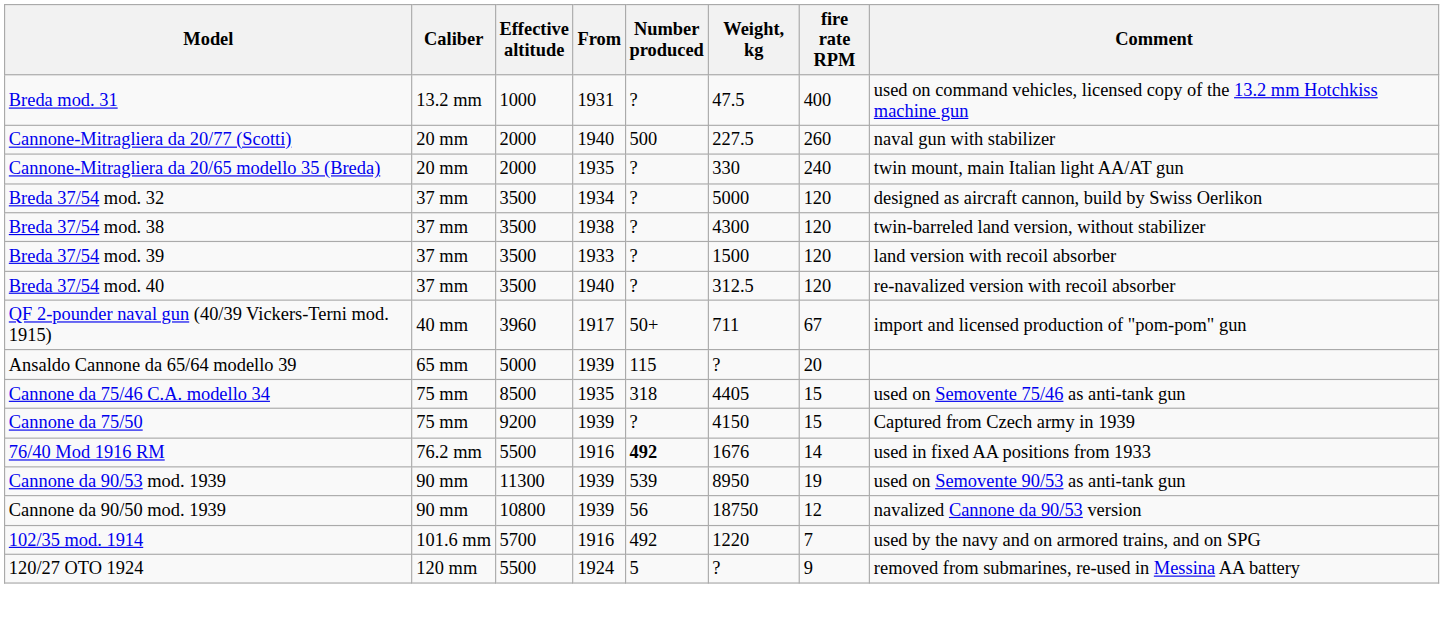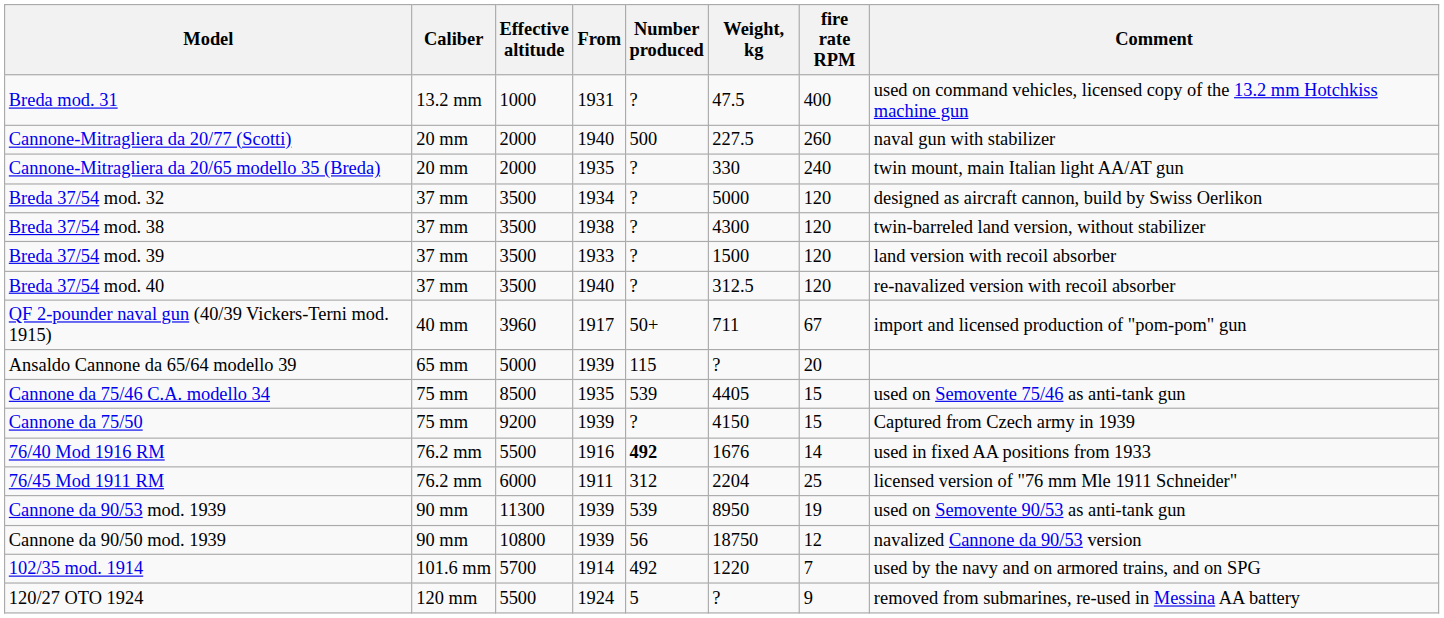(643, 393) 318 -> (643, 393) 539
+ row: (86, 481)
(596, 539) 1916 -> (596, 568) 1914
